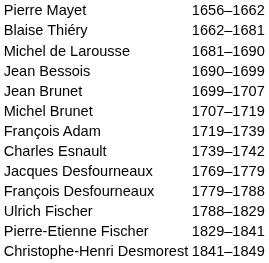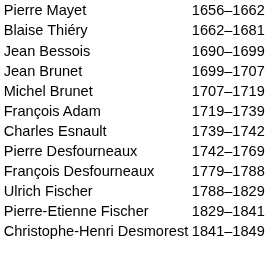- row: (67, 51)
+ row: (71, 151)
- row: (78, 171)
